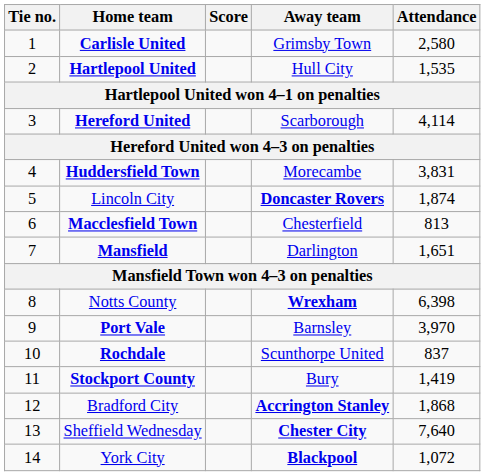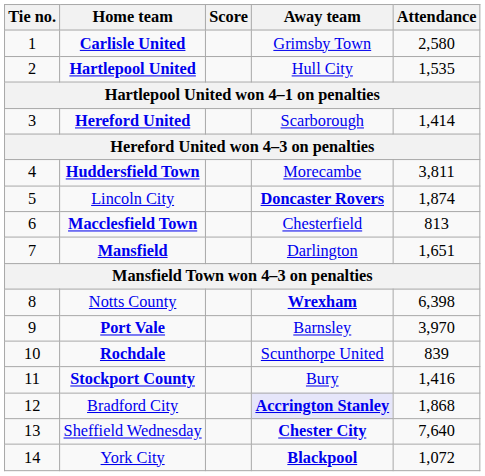(437, 120) 4,114 -> (437, 120) 1,414
(437, 172) 3,831 -> (437, 172) 3,811
(437, 353) 837 -> (437, 353) 839
(437, 379) 1,419 -> (437, 379) 1,416
(322, 405) no background -> (322, 405) lavender background
